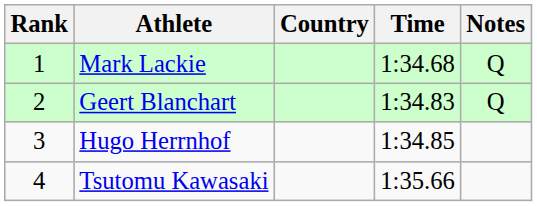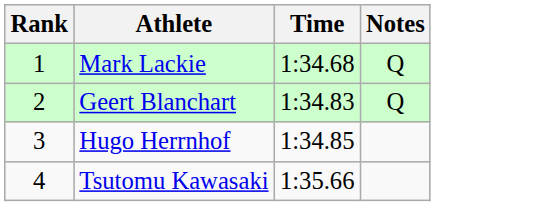- column: (324, 24)
